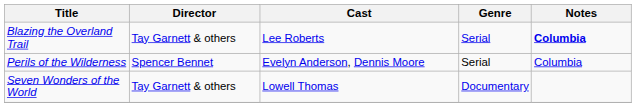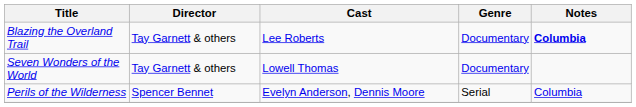(476, 37) Serial -> (495, 37) Documentary
rows swapped: (67, 62) <-> (63, 86)
